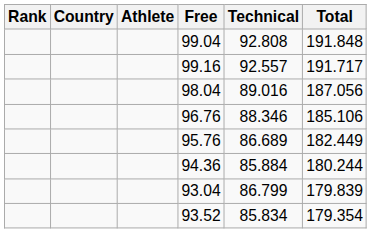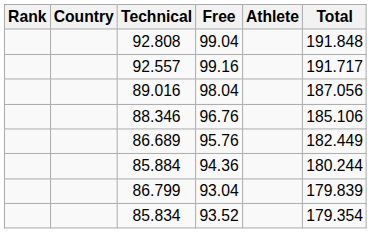columns swapped: (148, 16) <-> (263, 16)
